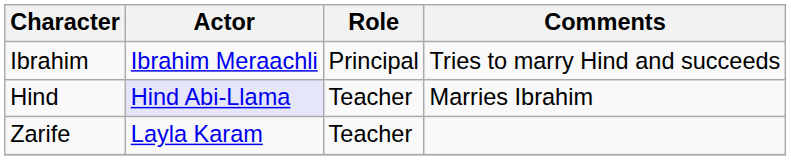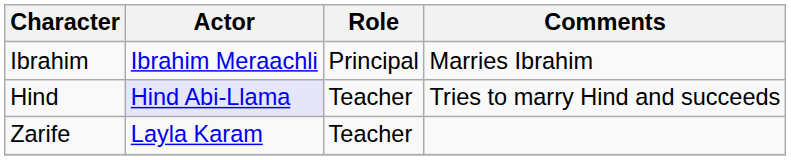(605, 60) Tries to marry Hind and succeeds -> (511, 60) Marries Ibrahim
(511, 97) Marries Ibrahim -> (605, 97) Tries to marry Hind and succeeds
